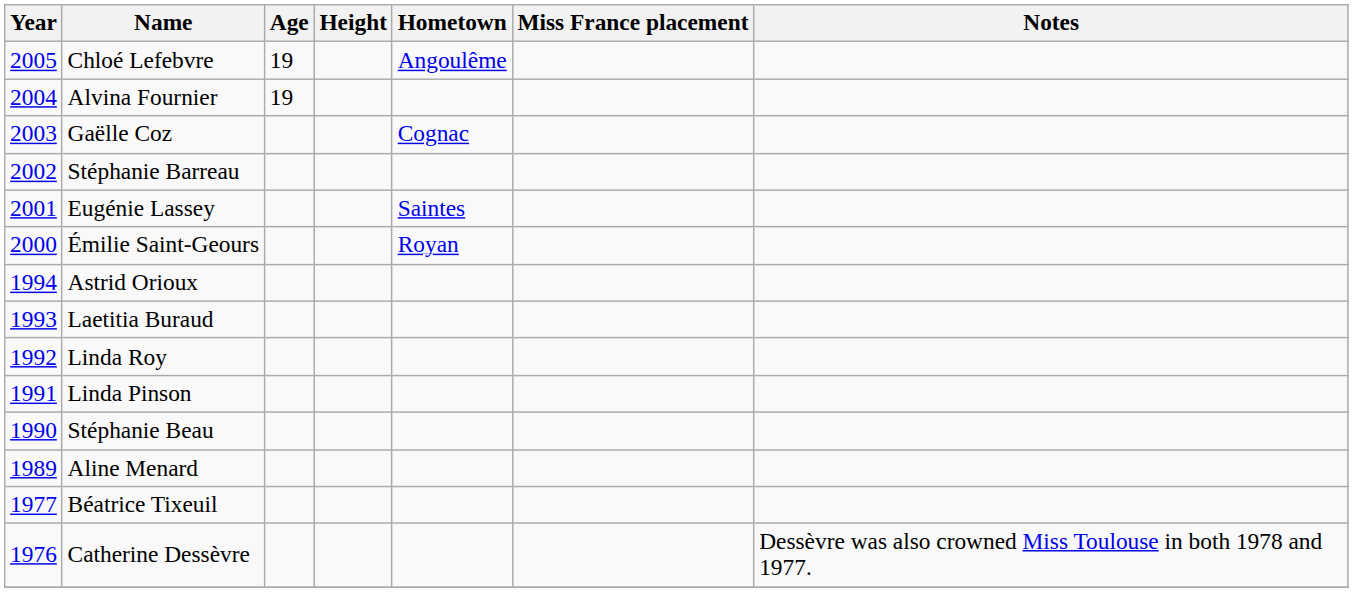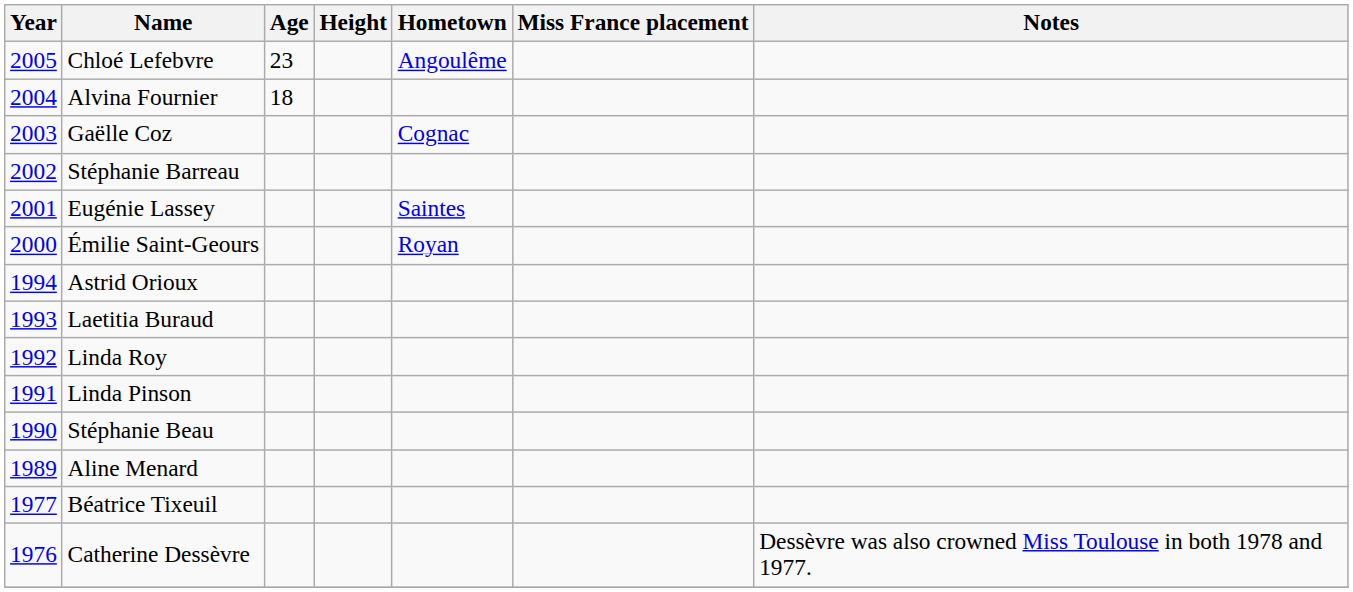(281, 60) 19 -> (281, 60) 23
(281, 97) 19 -> (281, 97) 18
